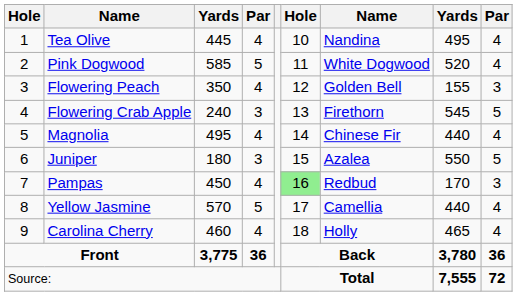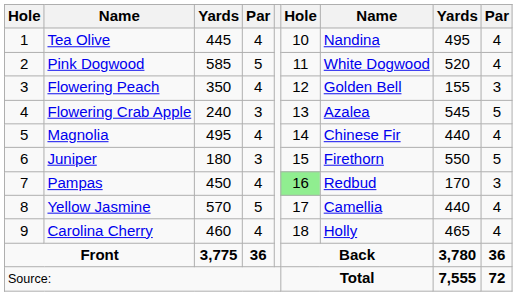(354, 111) Firethorn -> (347, 111) Azalea
(347, 159) Azalea -> (354, 159) Firethorn
